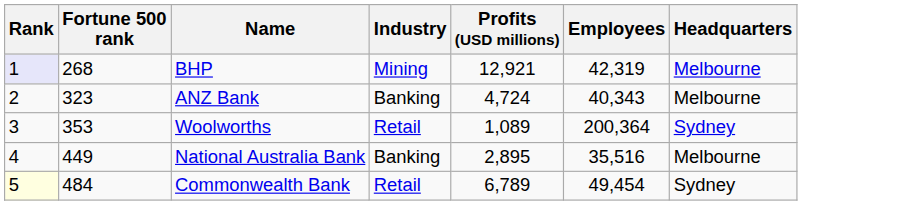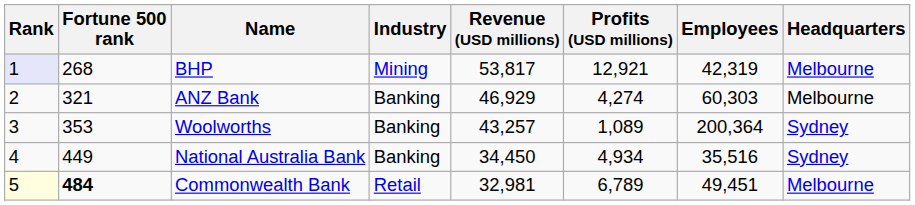+ column: (507, 29)
(78, 98) 323 -> (78, 98) 321
(507, 98) 4,724 -> (620, 98) 4,274
(617, 98) 40,343 -> (730, 98) 60,303
(397, 127) Retail -> (407, 127) Banking
(507, 156) 2,895 -> (620, 156) 4,934
(717, 156) Melbourne -> (818, 156) Sydney
(78, 185) normal -> (78, 185) bold
(617, 185) 49,454 -> (730, 185) 49,451
(704, 185) Sydney -> (830, 185) Melbourne
